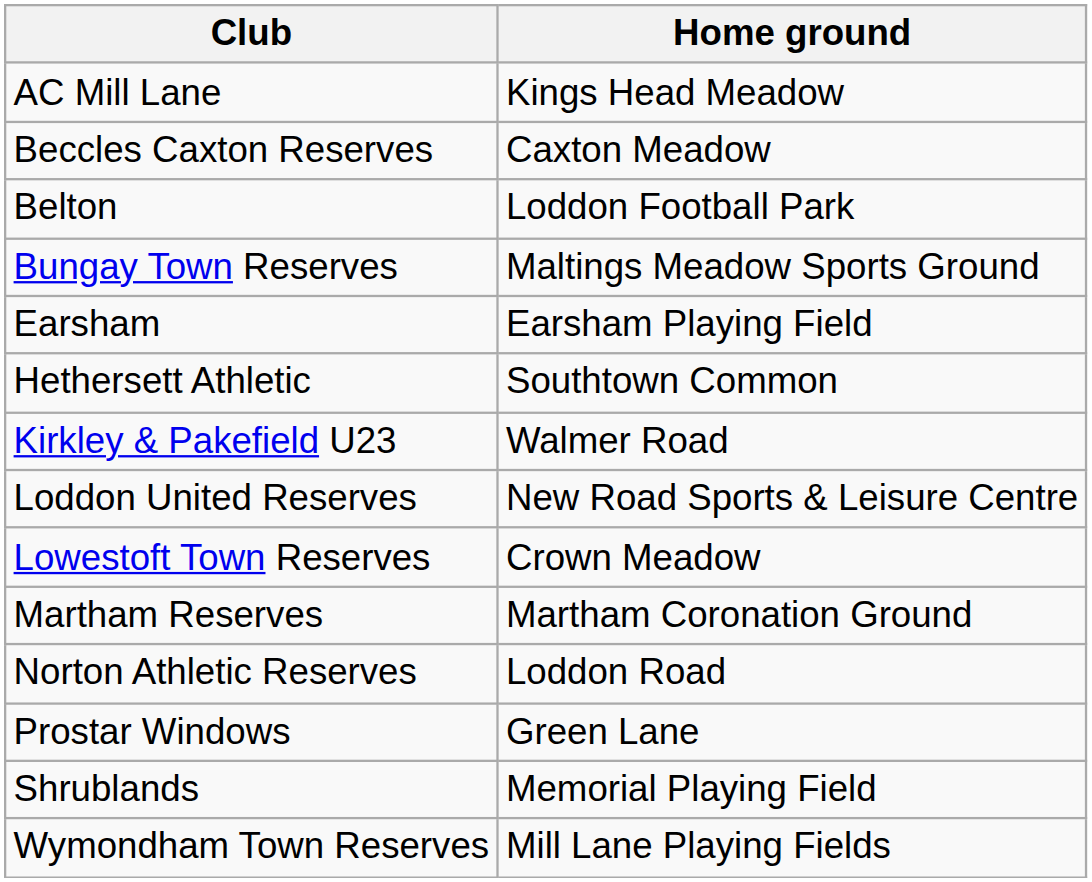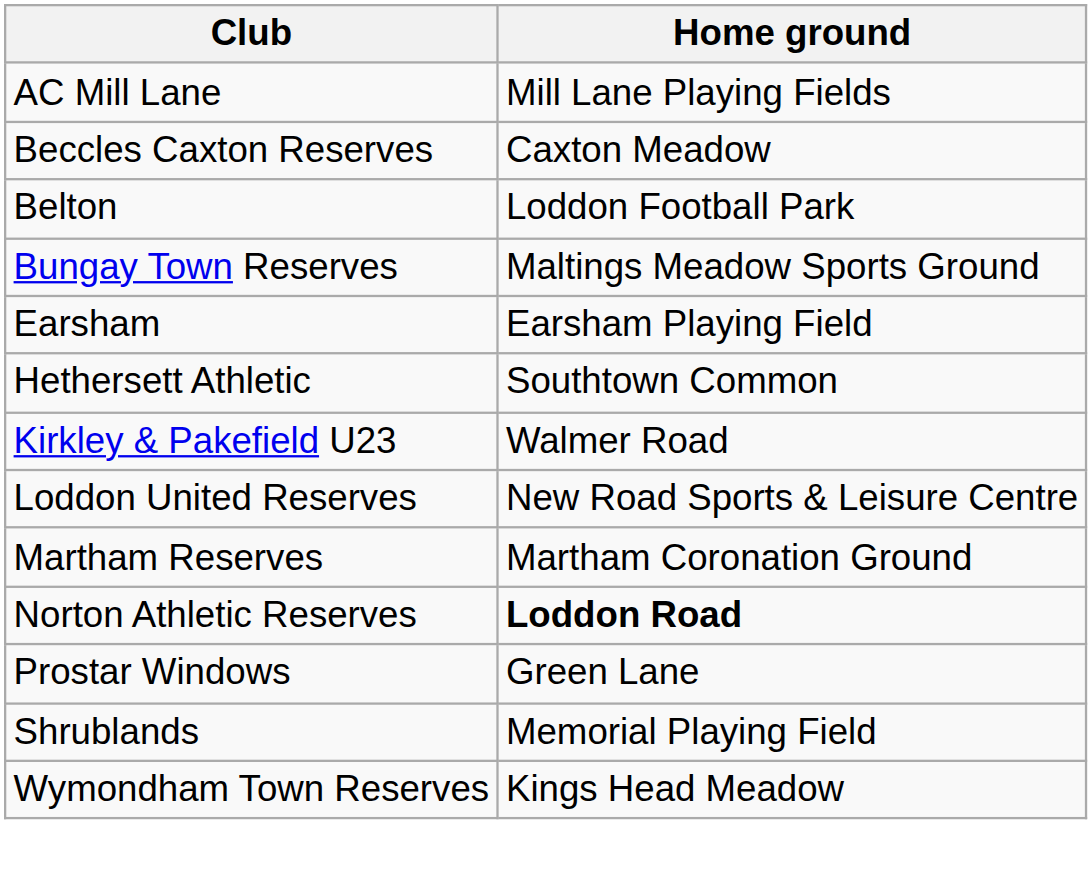(675, 91) Kings Head Meadow -> (698, 91) Mill Lane Playing Fields
- row: (222, 556)
(616, 672) normal -> (624, 614) bold
(698, 847) Mill Lane Playing Fields -> (675, 788) Kings Head Meadow
